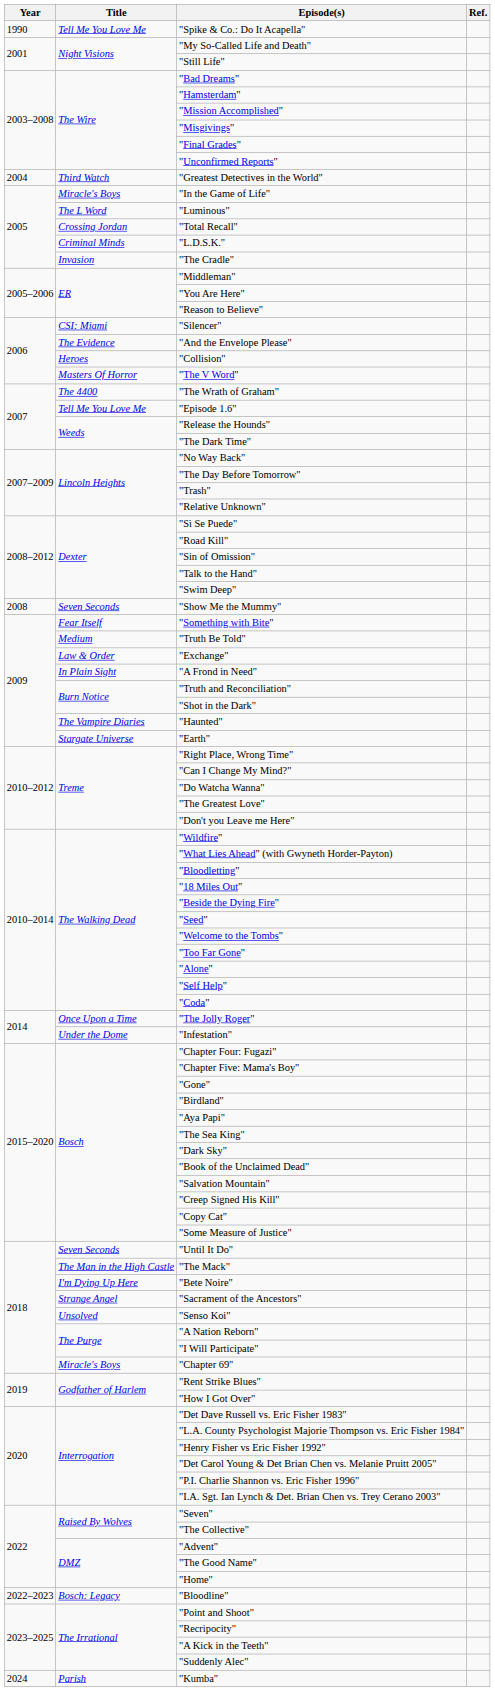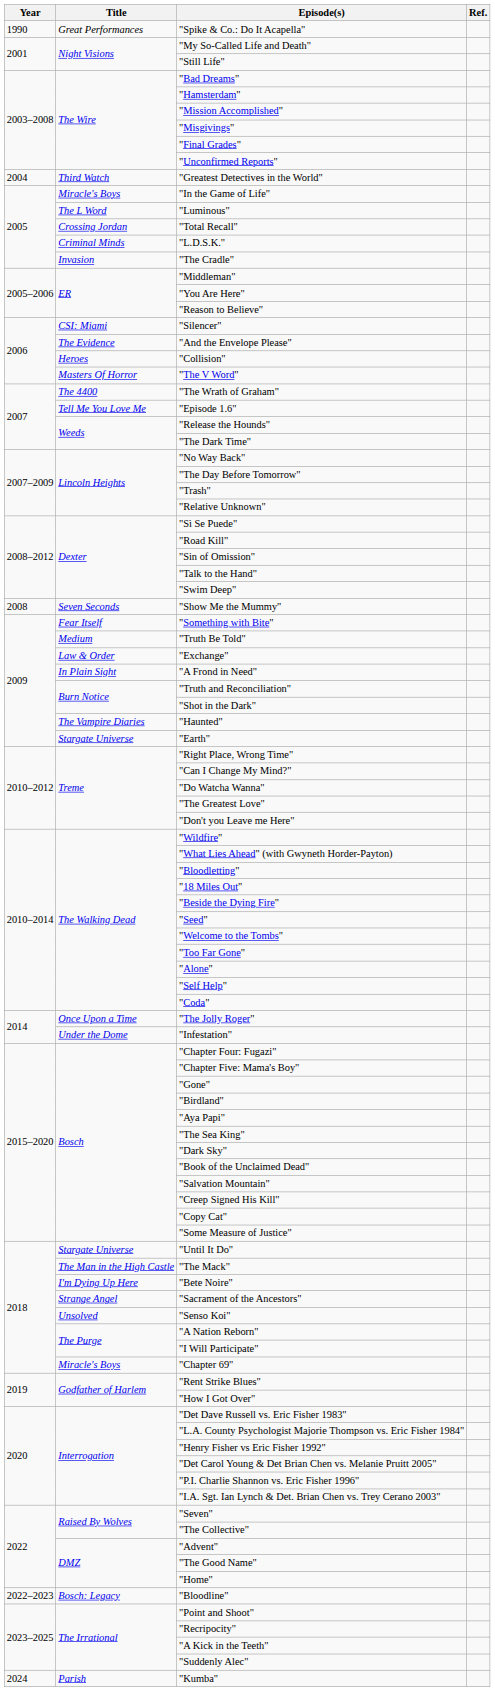(102, 29) Tell Me You Love Me -> (101, 29) Great Performances
(89, 1249) Seven Seconds -> (96, 1249) Stargate Universe
